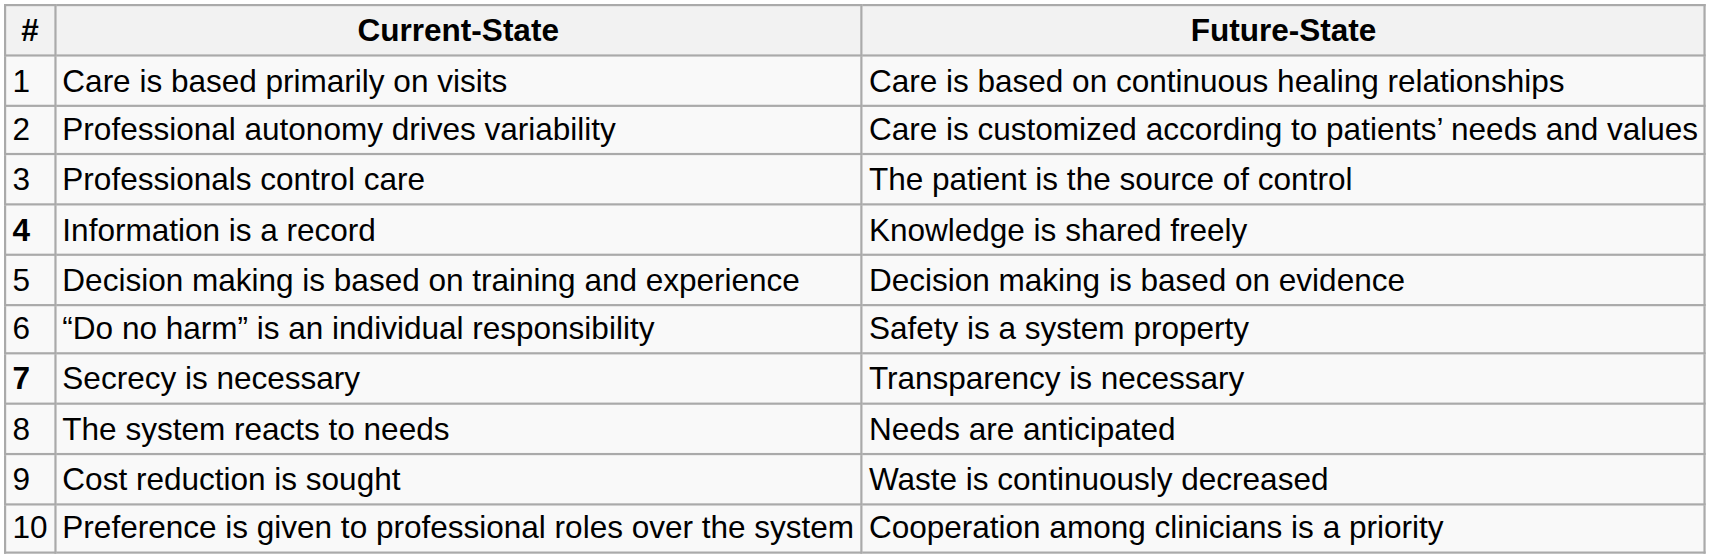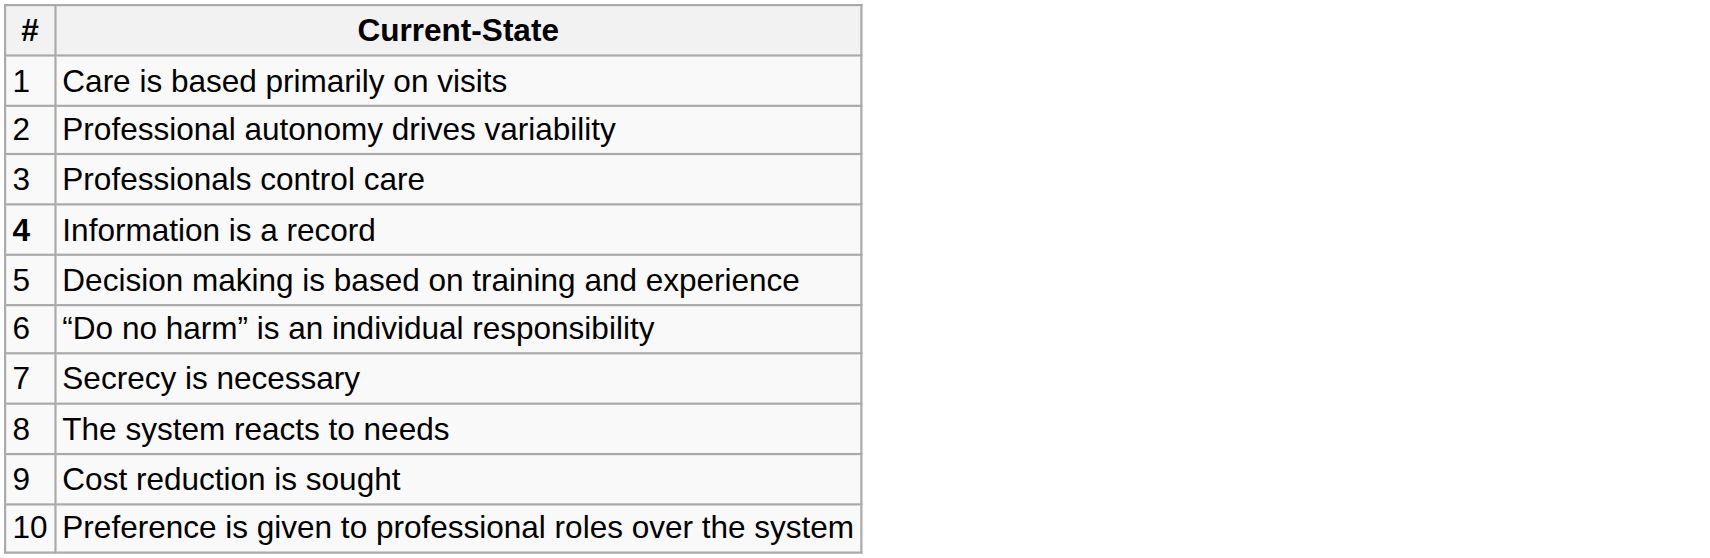- column: (1284, 30)
(21, 379) bold -> (21, 379) normal
